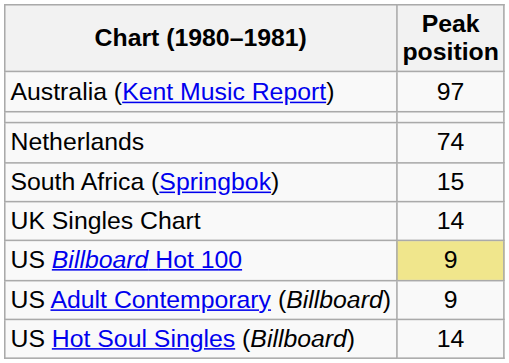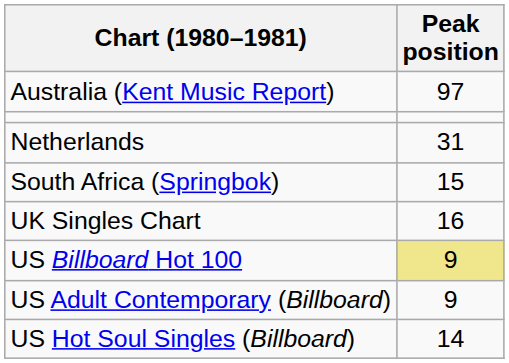(451, 142) 74 -> (451, 142) 31
(451, 220) 14 -> (451, 220) 16
